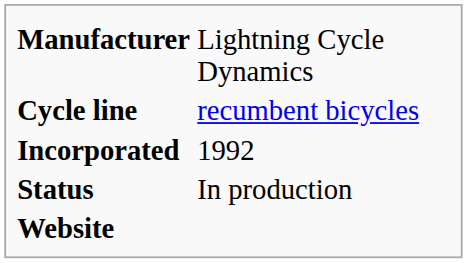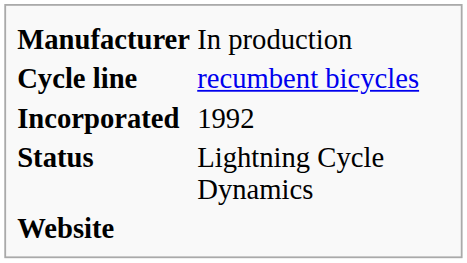(291, 55) Lightning Cycle Dynamics -> (275, 39) In production
(275, 190) In production -> (291, 173) Lightning Cycle Dynamics
